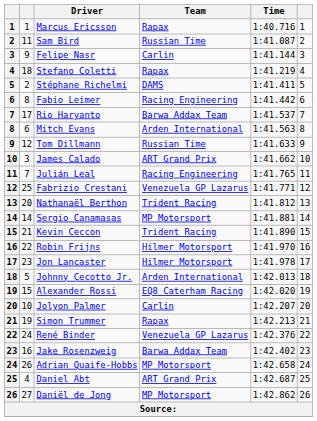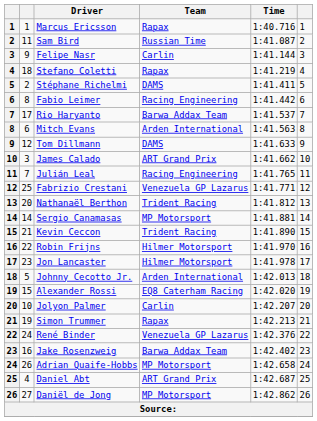(174, 144) Russian Time -> (153, 144) DAMS
